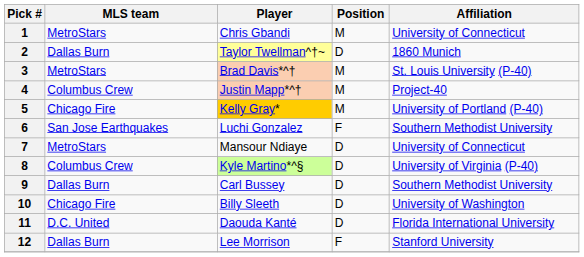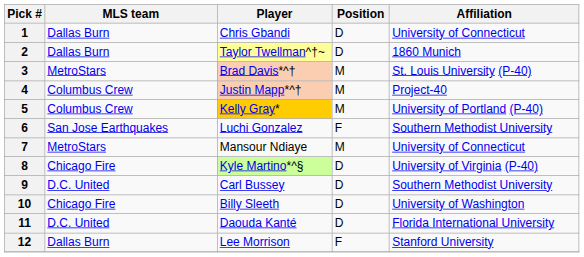(77, 33) MetroStars -> (78, 33) Dallas Burn
(340, 33) M -> (339, 33) D
(81, 109) Chicago Fire -> (90, 109) Columbus Crew
(339, 147) D -> (340, 147) M
(90, 166) Columbus Crew -> (81, 166) Chicago Fire
(78, 185) Dallas Burn -> (78, 185) D.C. United
